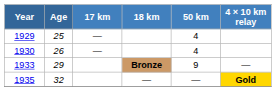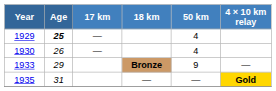(59, 36) normal -> (59, 36) bold
(59, 80) 32 -> (59, 80) 31
